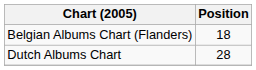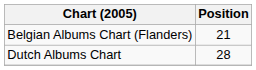(223, 34) 18 -> (223, 34) 21
